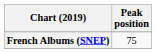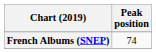(132, 40) 75 -> (132, 40) 74
